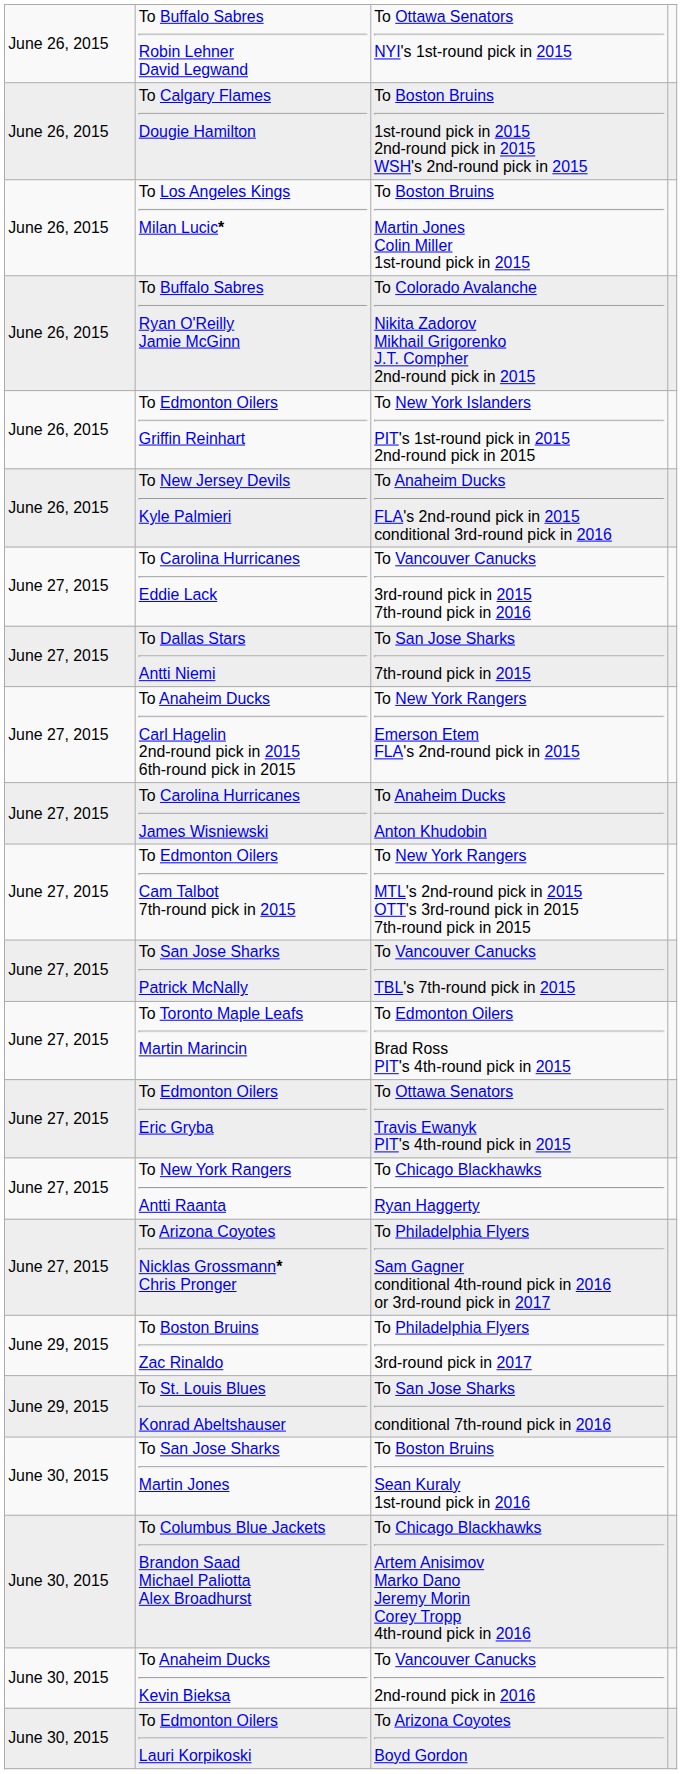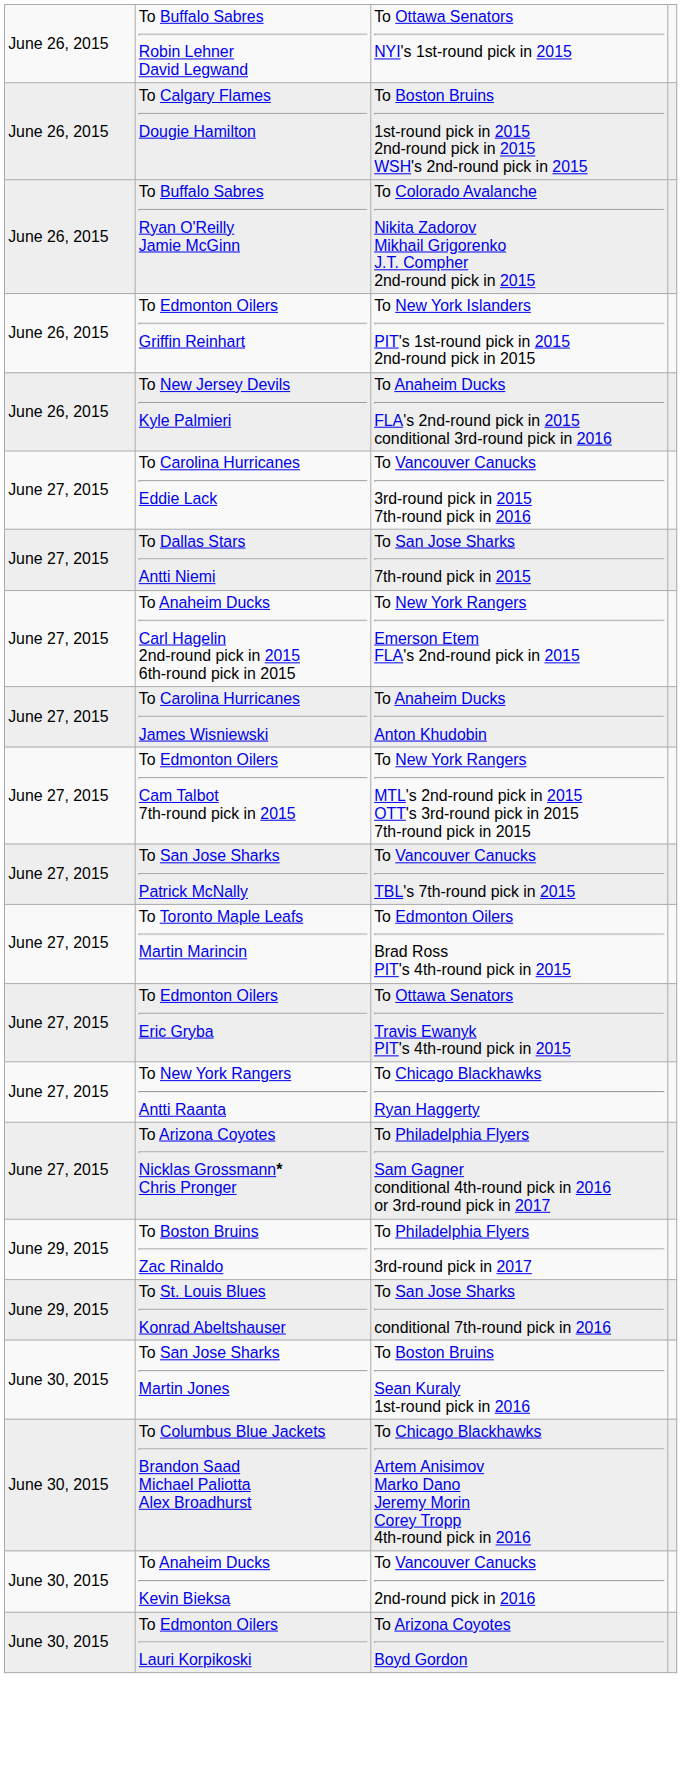- row: (253, 209)
